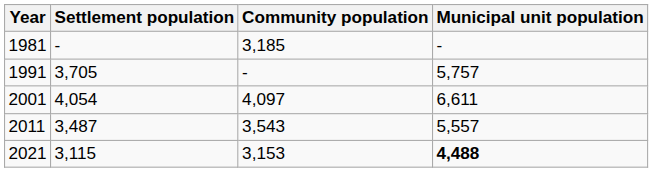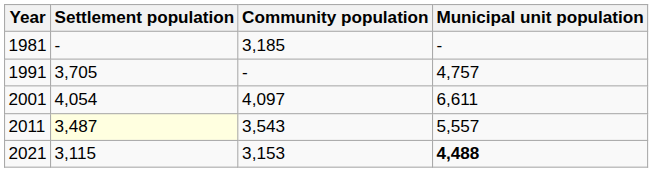(458, 72) 5,757 -> (458, 72) 4,757
(76, 126) no background -> (76, 126) lightyellow background
